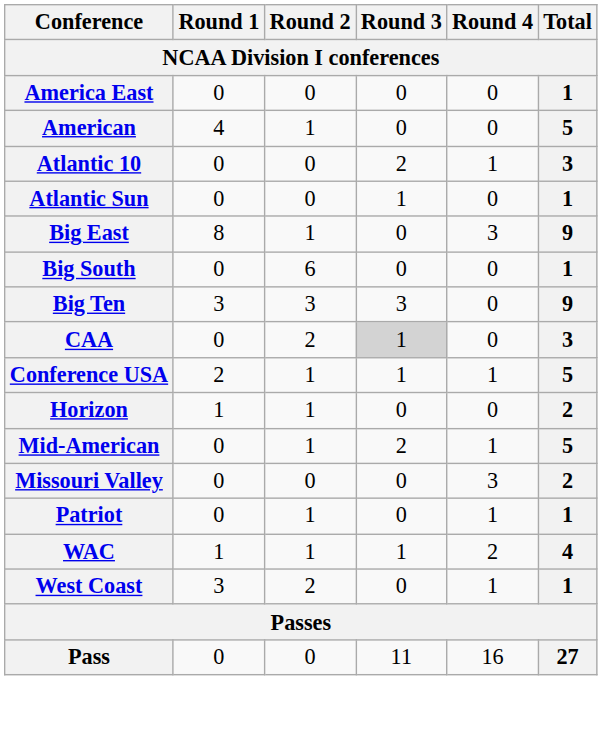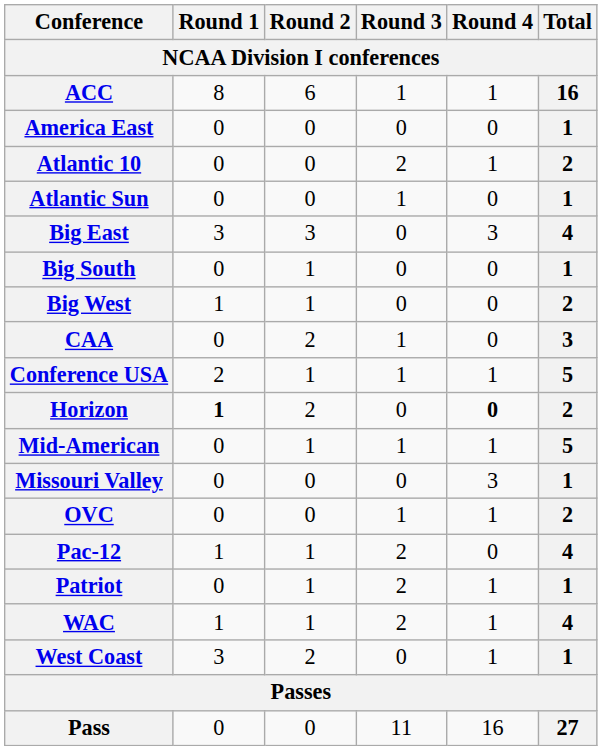+ row: (89, 92)
- row: (89, 127)
(568, 163) 3 -> (568, 163) 2
(219, 233) 8 -> (219, 233) 3
(310, 233) 1 -> (310, 233) 3
(568, 233) 9 -> (568, 233) 4
(310, 269) 6 -> (310, 269) 1
- row: (89, 304)
+ row: (89, 304)
(401, 339) lightgrey background -> (401, 339) no background
(219, 410) normal -> (219, 410) bold
(310, 410) 1 -> (310, 410) 2
(493, 410) normal -> (493, 410) bold
(401, 445) 2 -> (401, 445) 1
(568, 480) 2 -> (568, 480) 1
+ row: (89, 515)
+ row: (89, 551)
(401, 515) 0 -> (401, 586) 2
(401, 551) 1 -> (401, 621) 2
(493, 551) 2 -> (493, 621) 1
